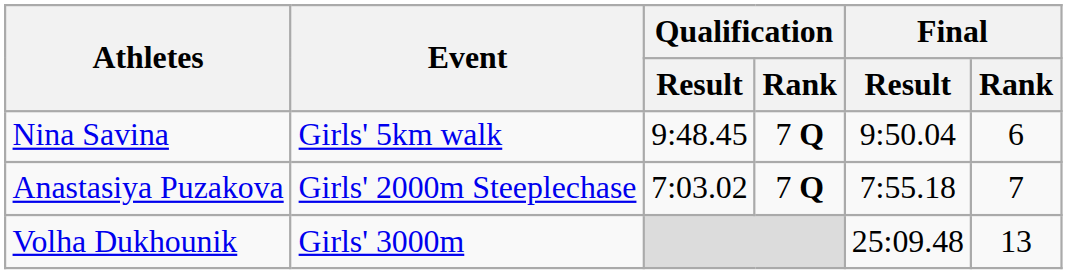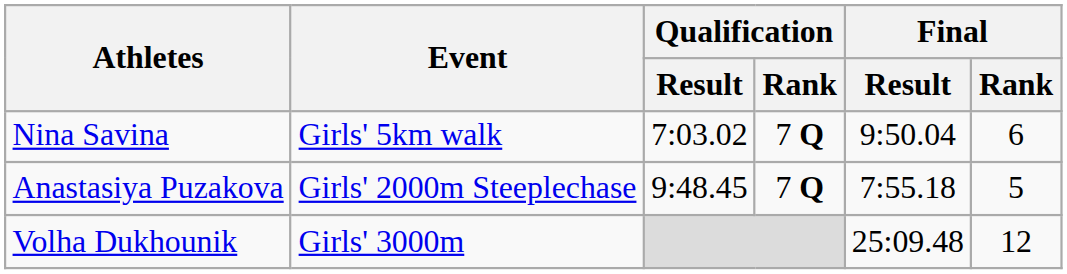(700, 136) 9:48.45 -> (700, 136) 7:03.02
(700, 188) 7:03.02 -> (700, 188) 9:48.45
(1016, 188) 7 -> (1016, 188) 5
(1016, 241) 13 -> (1016, 241) 12
